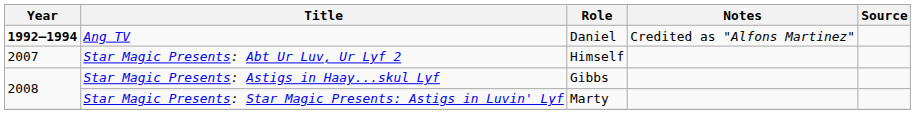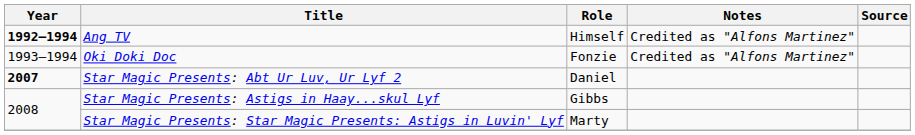(593, 36) Daniel -> (597, 36) Himself
+ row: (130, 57)
(23, 57) normal -> (23, 78) bold
(597, 57) Himself -> (593, 78) Daniel
